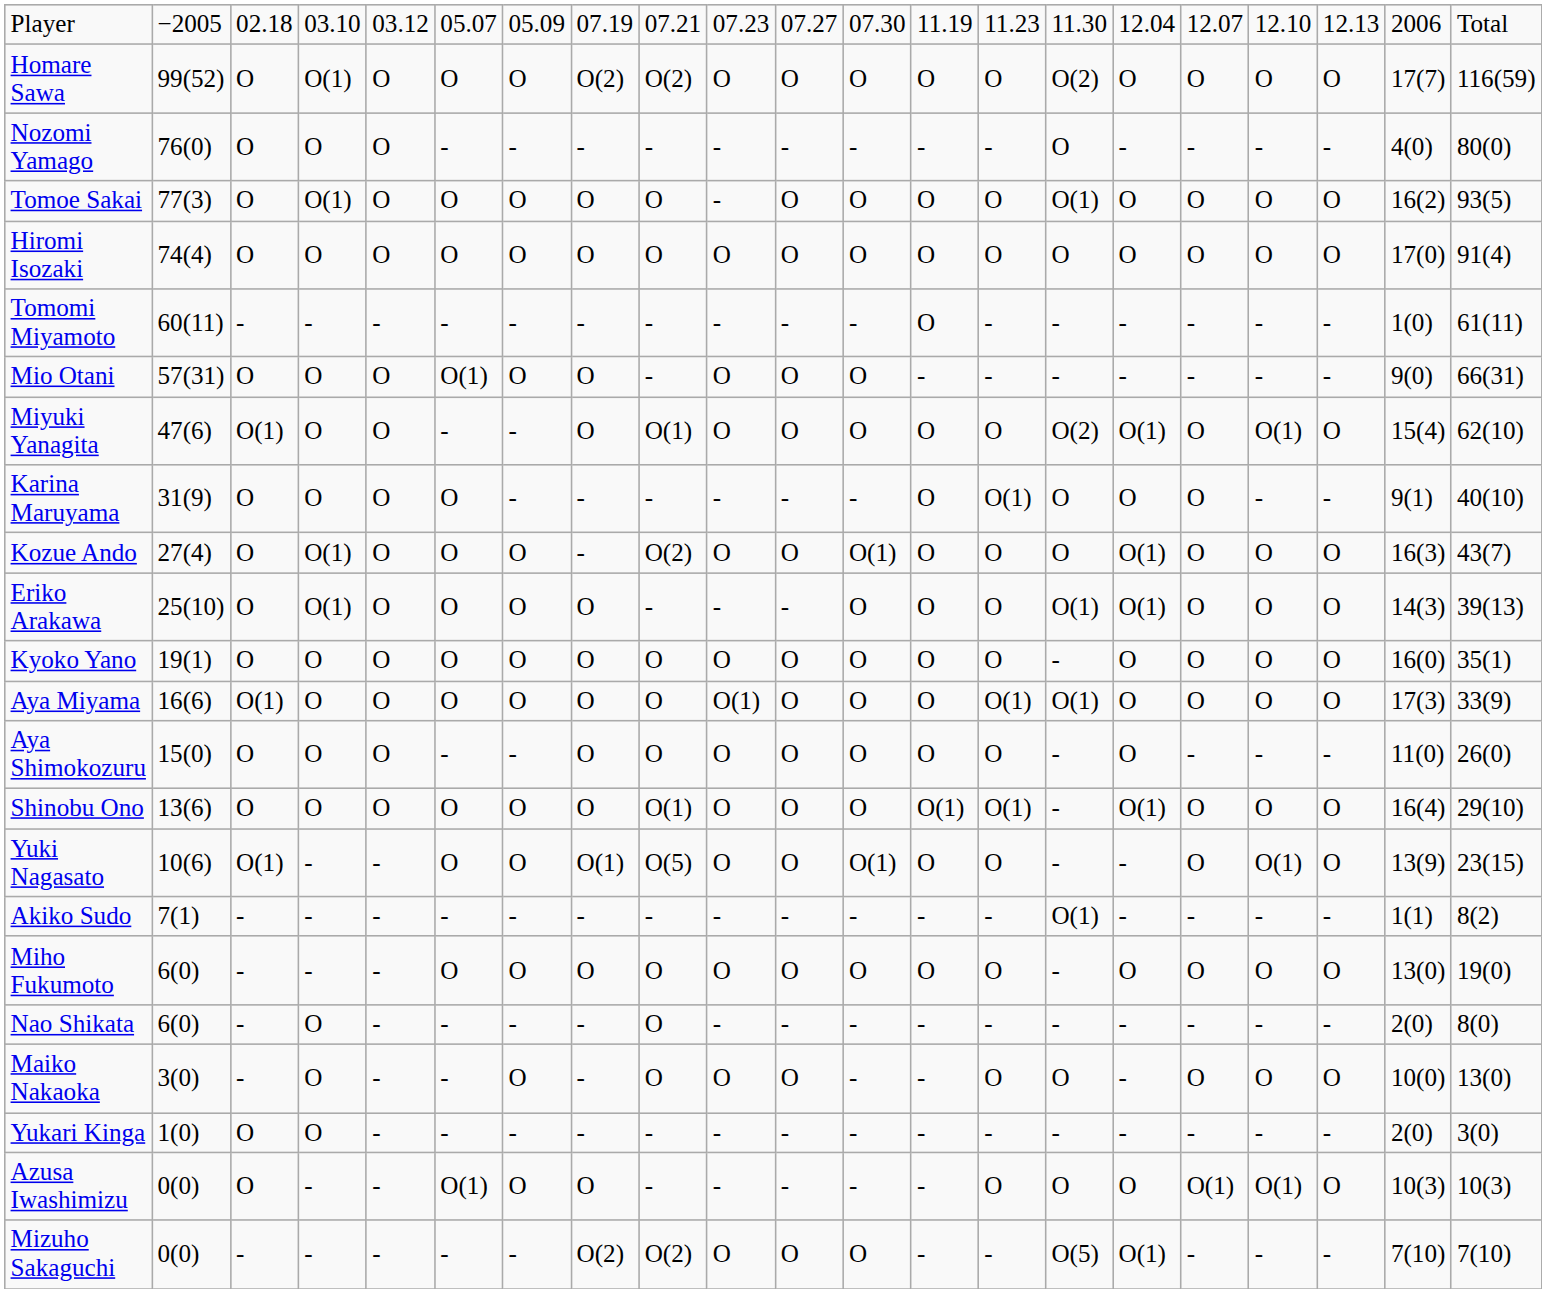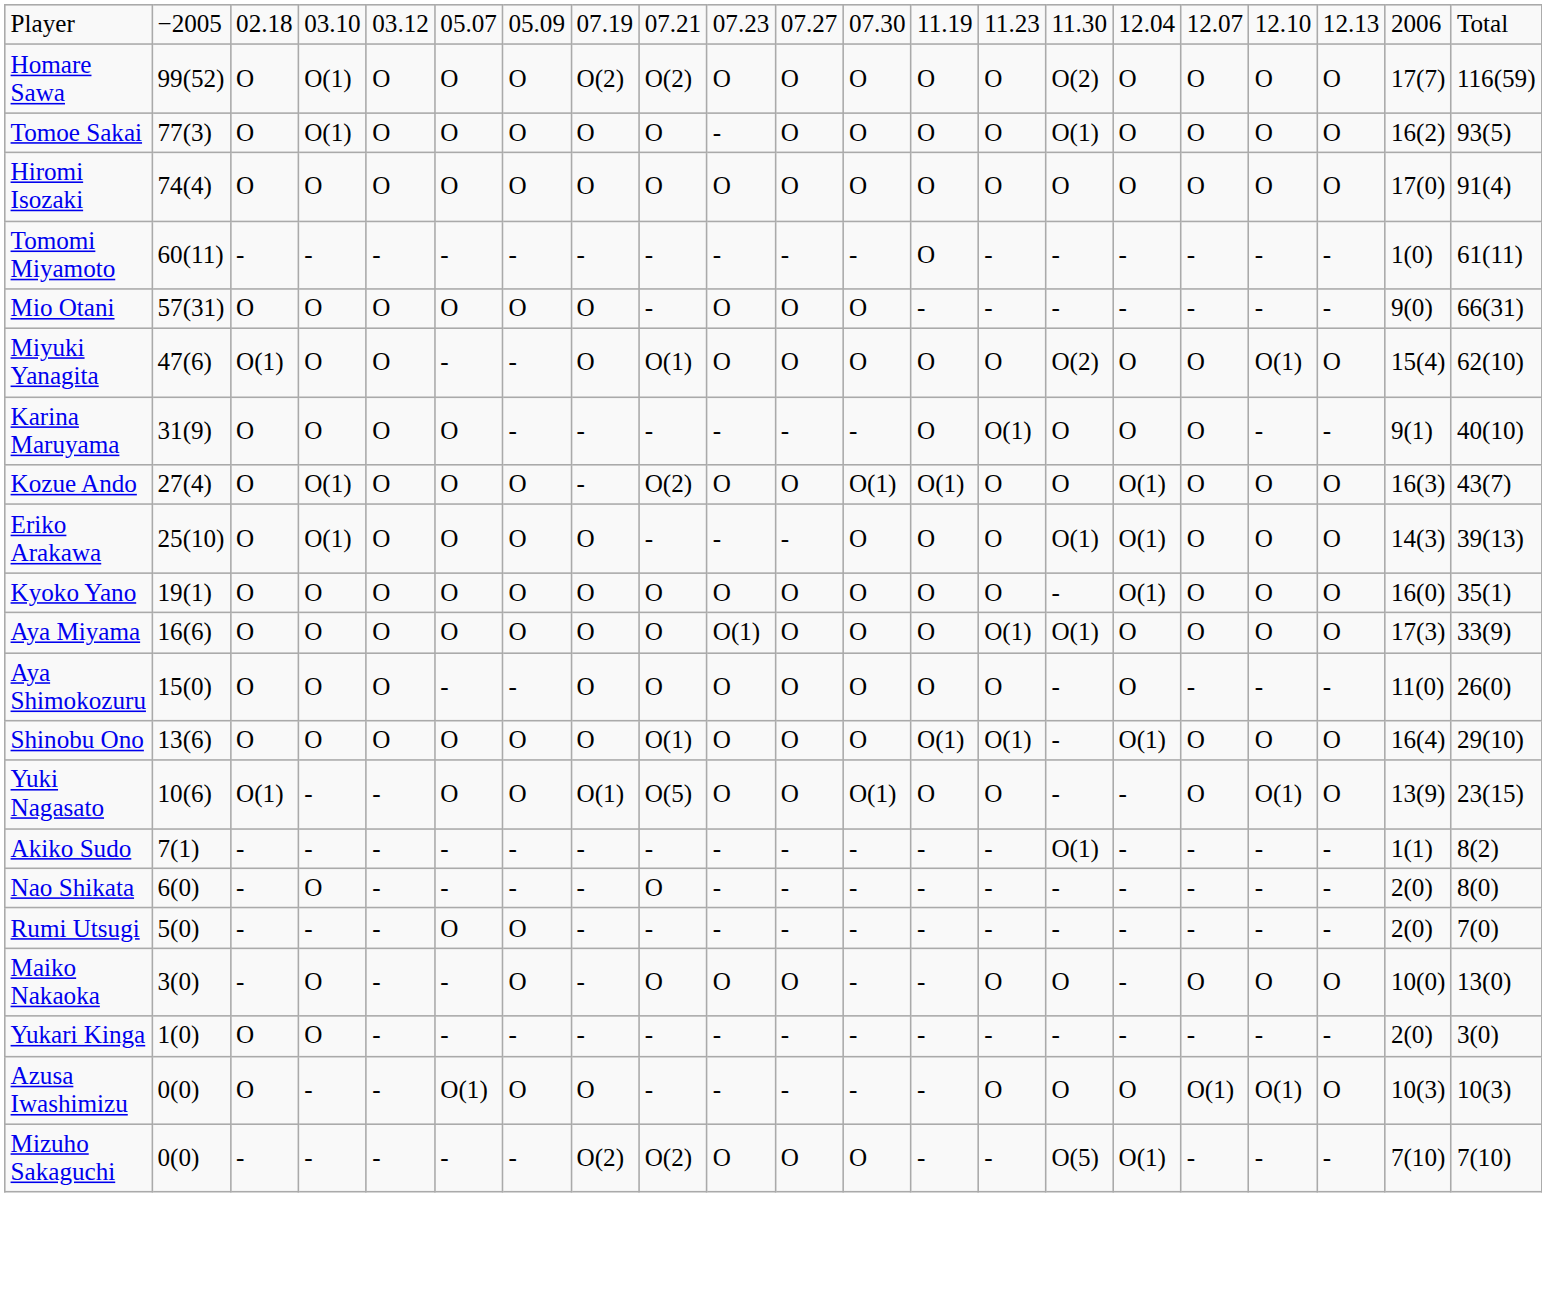- row: (52, 146)
(464, 376) O(1) -> (449, 308) O
(1142, 430) O(1) -> (1128, 362) O
(926, 552) O -> (941, 484) O(1)
(1128, 660) O -> (1142, 592) O(1)
(260, 700) O(1) -> (245, 632) O
- row: (62, 970)
+ row: (75, 927)
